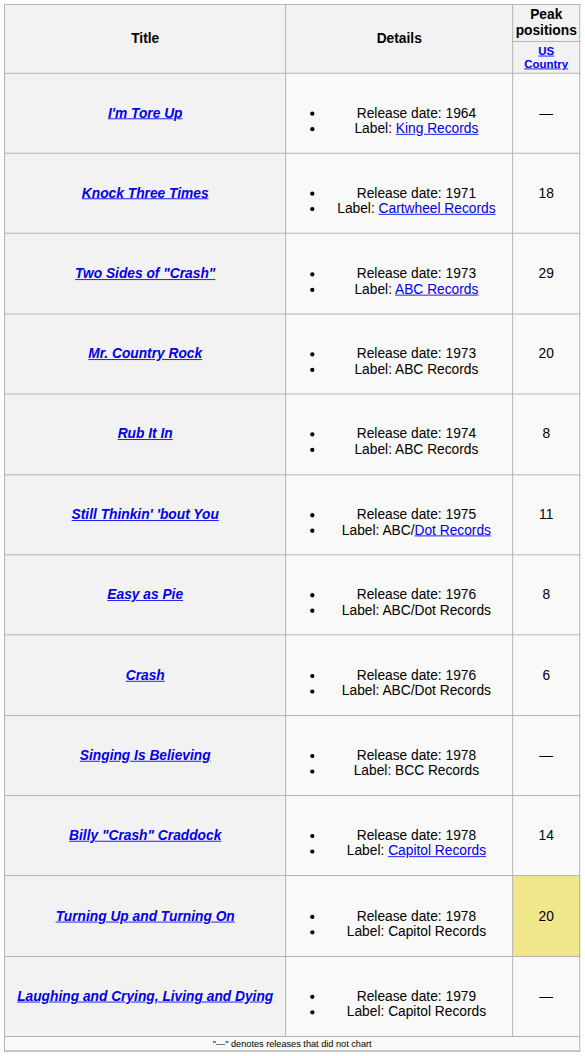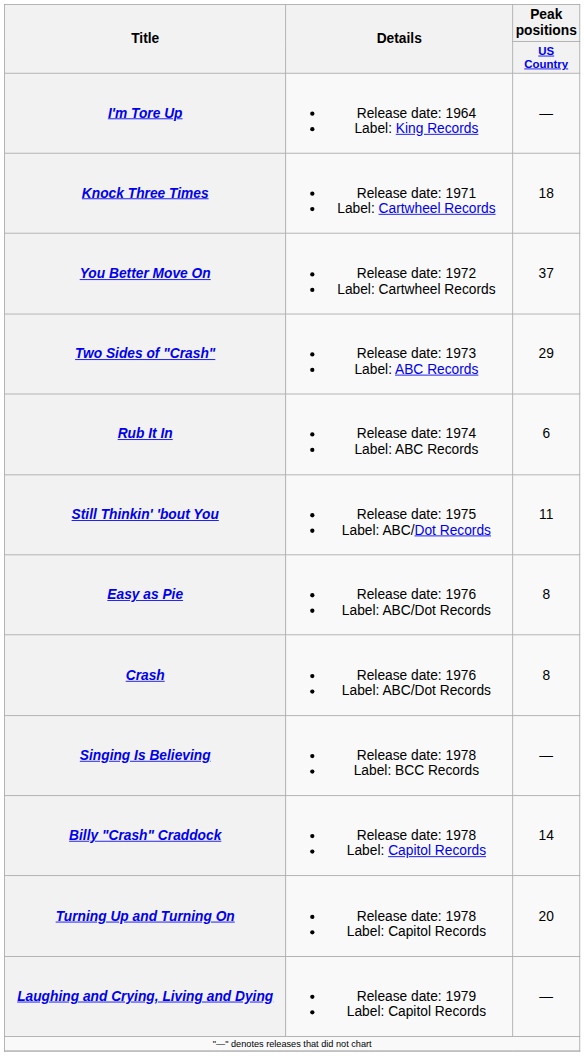+ row: (145, 273)
- row: (145, 354)
(546, 434) 8 -> (546, 434) 6
(546, 675) 6 -> (546, 675) 8
(546, 916) khaki background -> (546, 916) no background
